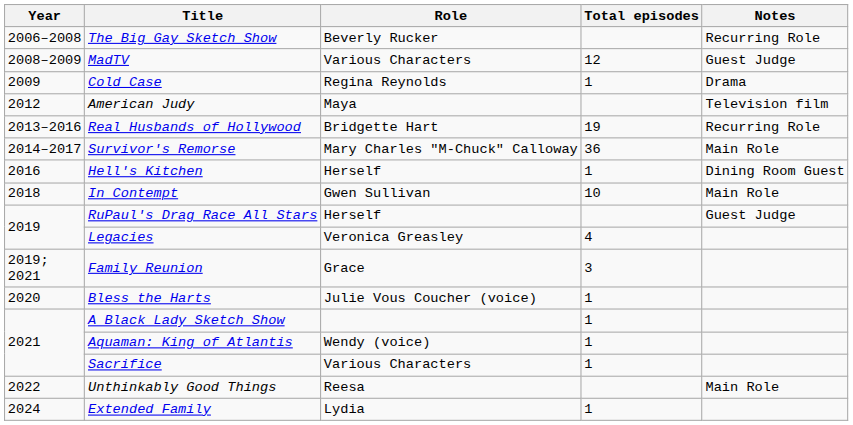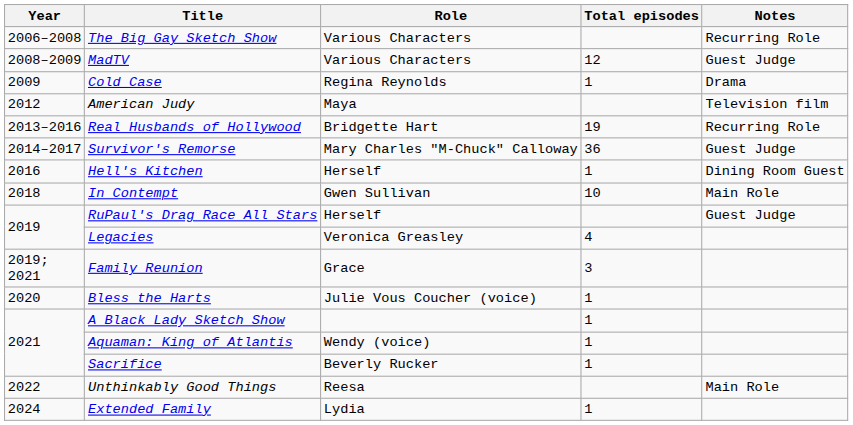(381, 38) Beverly Rucker -> (398, 38) Various Characters
(742, 149) Main Role -> (751, 149) Guest Judge
(398, 365) Various Characters -> (381, 365) Beverly Rucker
